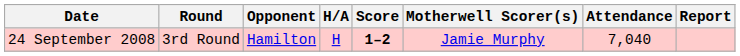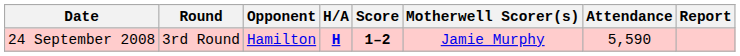(336, 40) normal -> (336, 40) bold
(629, 40) 7,040 -> (629, 40) 5,590
